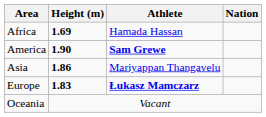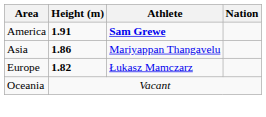- row: (21, 31)
(61, 49) 1.90 -> (61, 31) 1.91
(61, 85) 1.83 -> (61, 67) 1.82
(154, 85) bold -> (151, 67) normal
